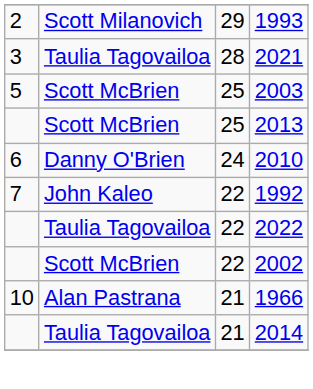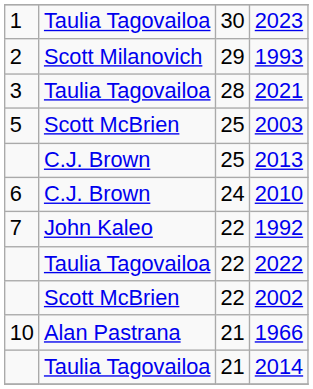+ row: (279, 21)
(112, 125) Scott McBrien -> (97, 159) C.J. Brown
(114, 159) Danny O'Brien -> (97, 194) C.J. Brown
